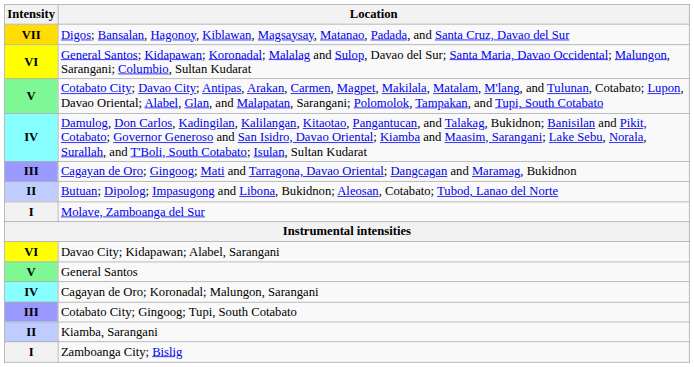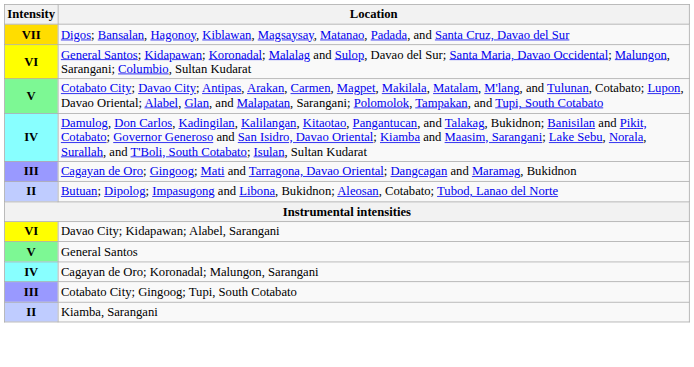- row: (133, 211)
- row: (122, 352)
